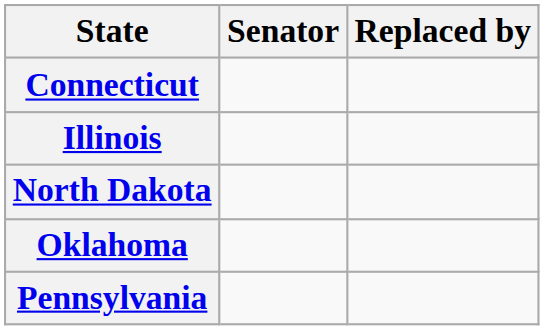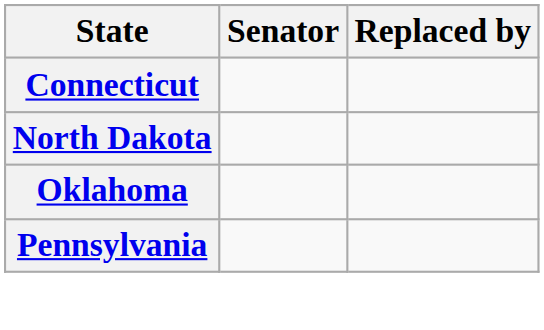- row: (112, 137)
